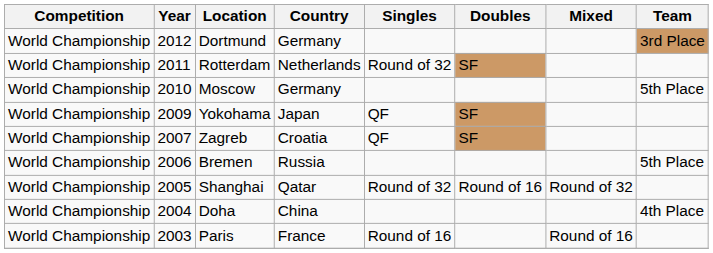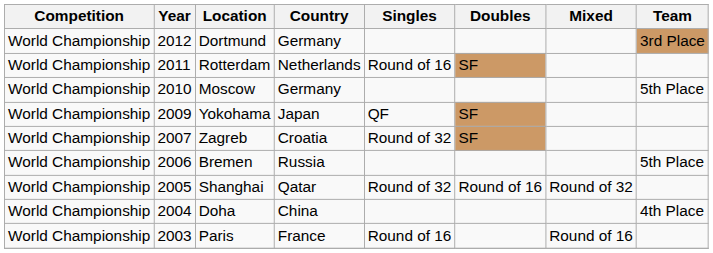(410, 65) Round of 32 -> (410, 65) Round of 16
(378, 138) QF -> (410, 138) Round of 32
